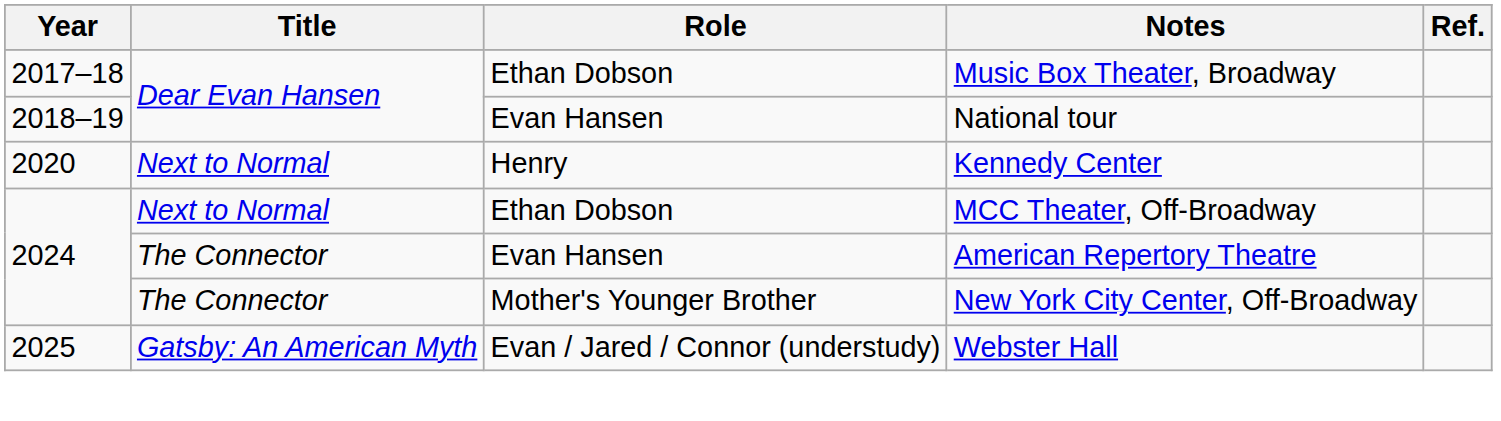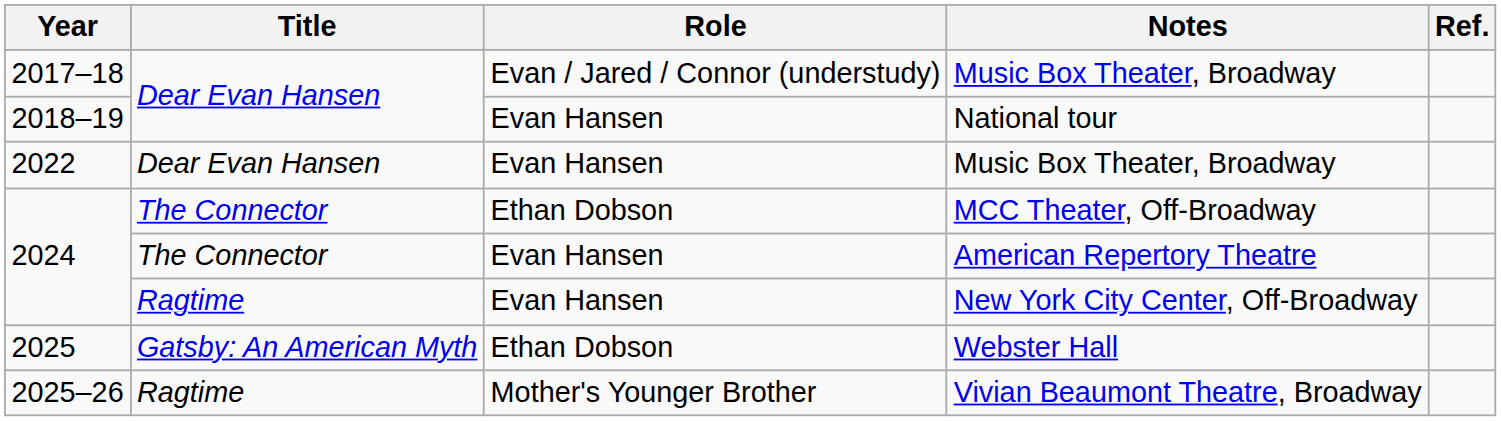(582, 73) Ethan Dobson -> (716, 73) Evan / Jared / Connor (understudy)
- row: (44, 164)
+ row: (44, 164)
(233, 210) Next to Normal -> (232, 210) The Connector
(232, 301) The Connector -> (191, 301) Ragtime
(653, 301) Mother's Younger Brother -> (577, 301) Evan Hansen
(716, 347) Evan / Jared / Connor (understudy) -> (582, 347) Ethan Dobson
+ row: (68, 392)
